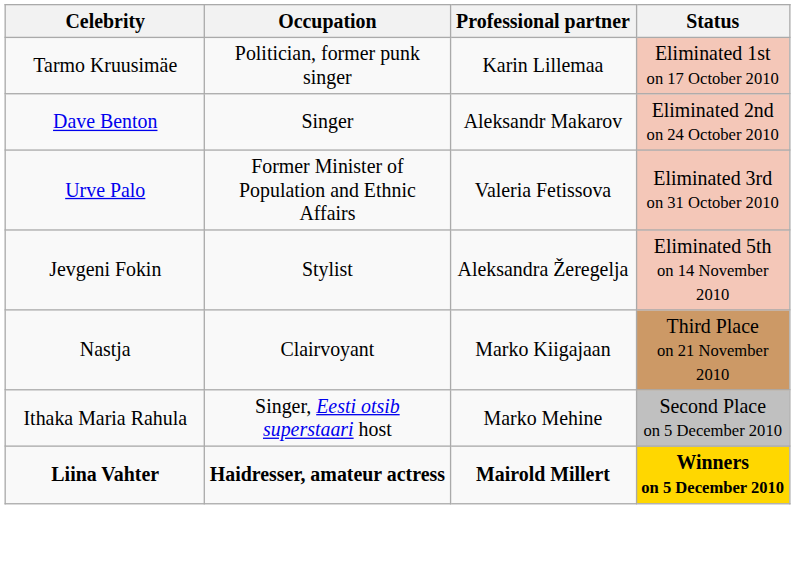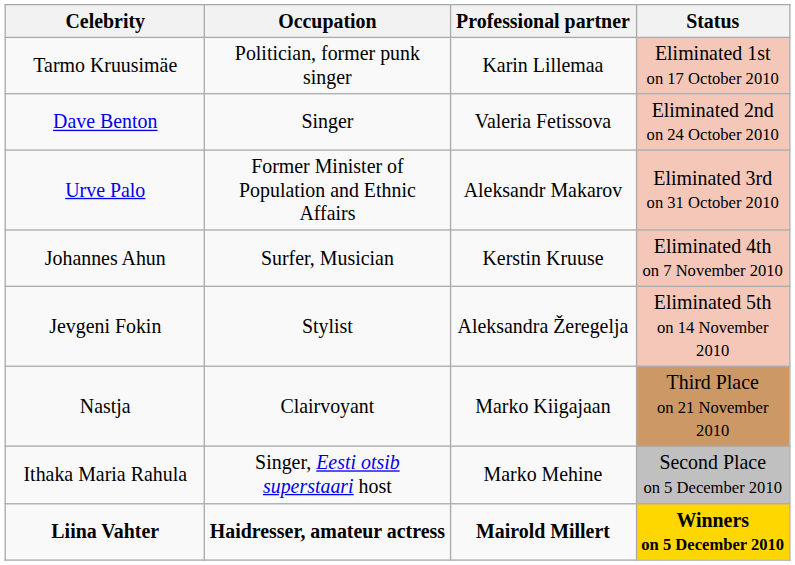(543, 121) Aleksandr Makarov -> (543, 121) Valeria Fetissova
(543, 190) Valeria Fetissova -> (543, 190) Aleksandr Makarov
+ row: (105, 258)
